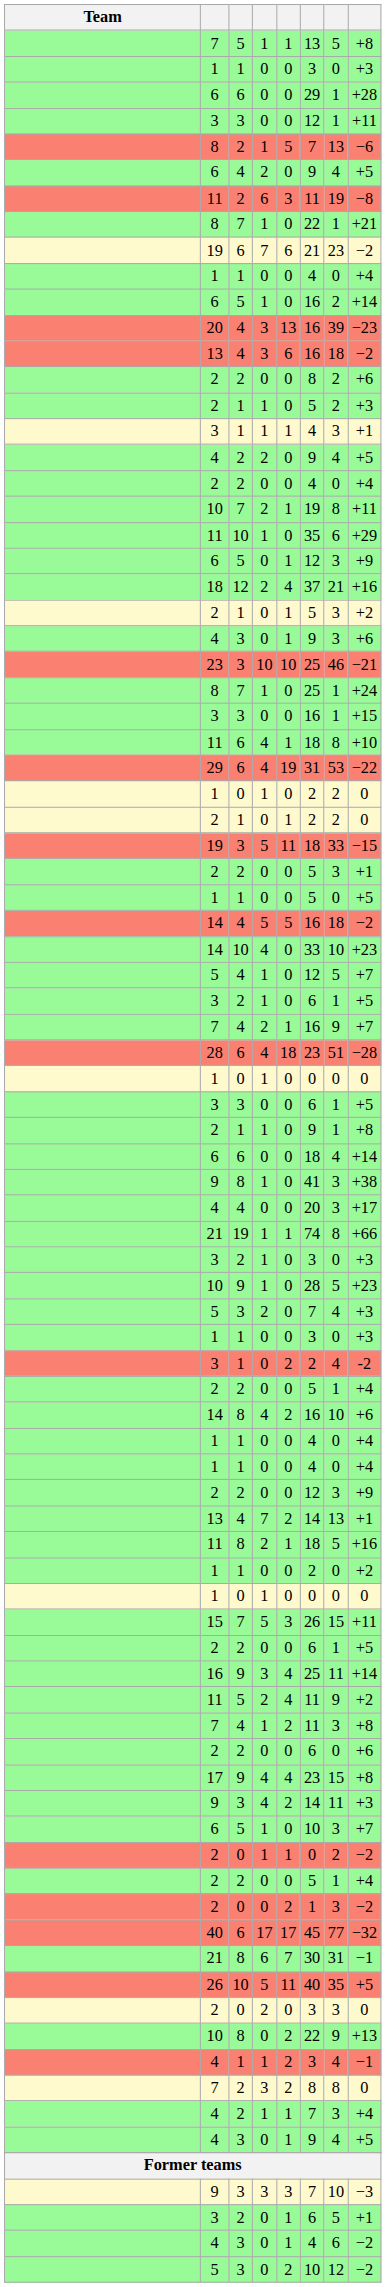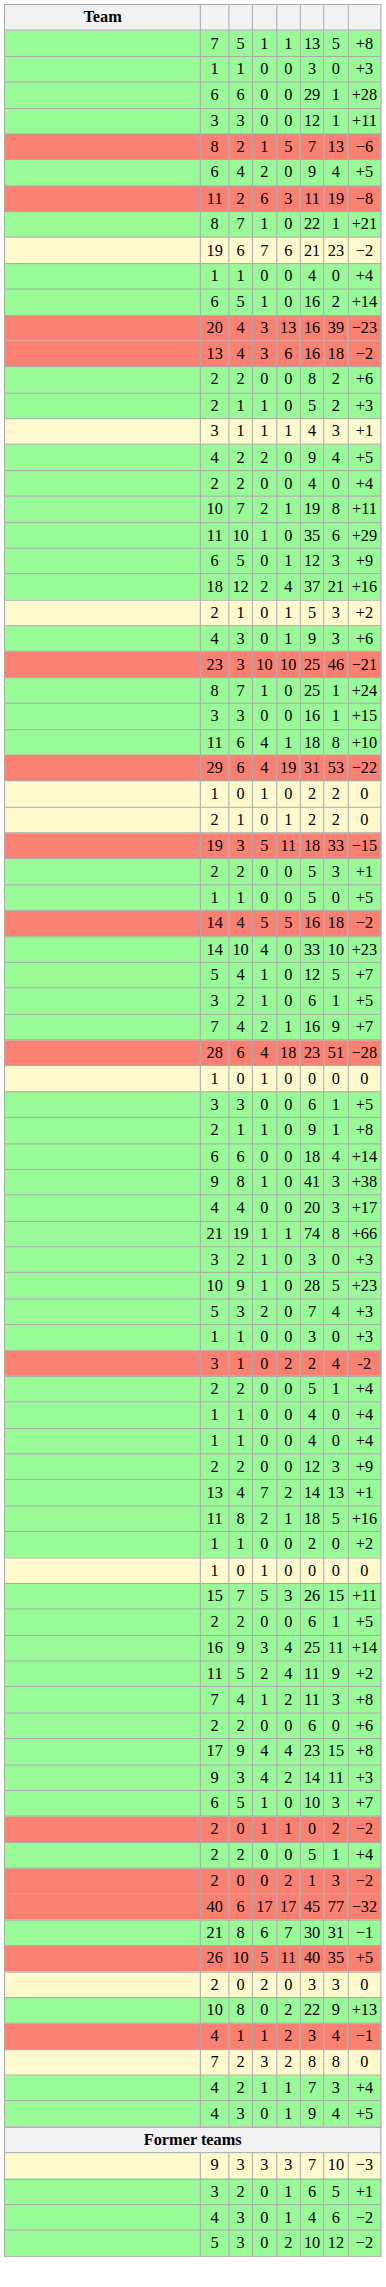- row: (215, 1415)
